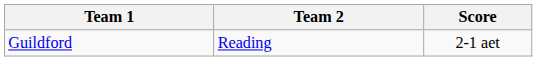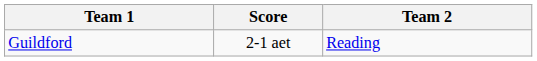columns swapped: (319, 17) <-> (478, 17)
